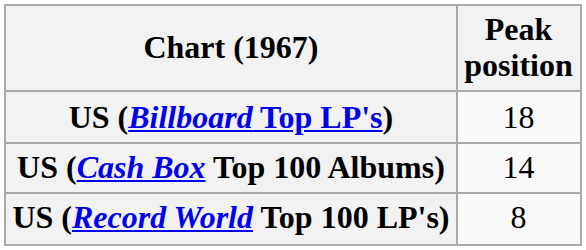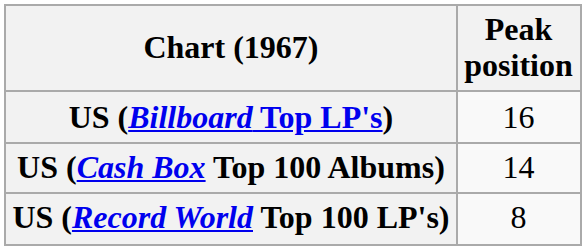(519, 116) 18 -> (519, 116) 16
